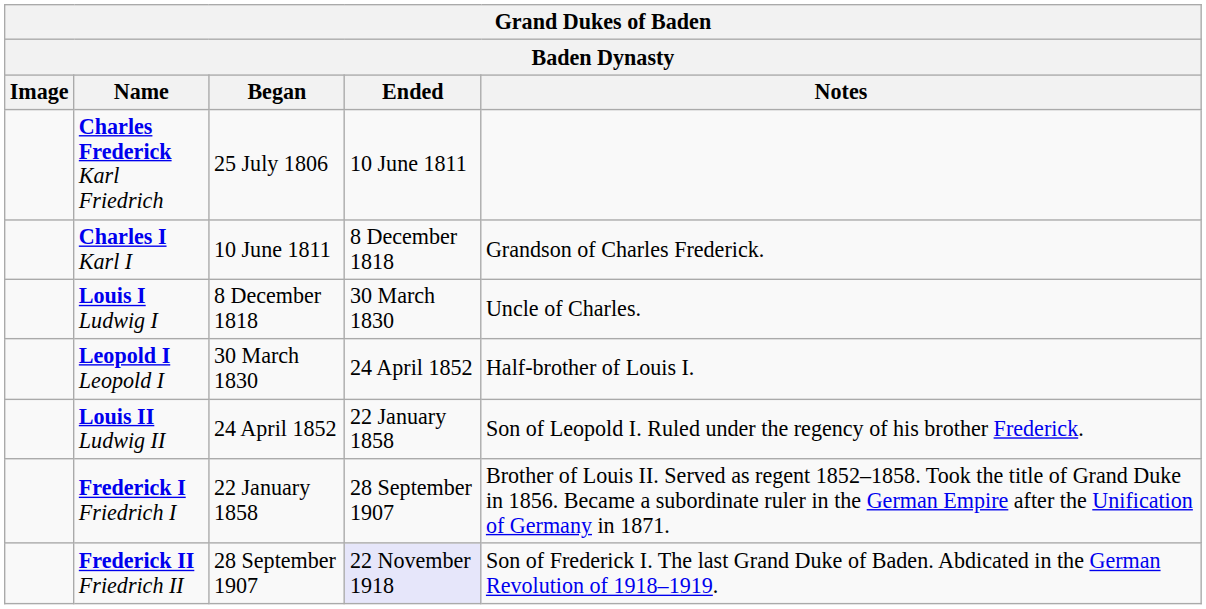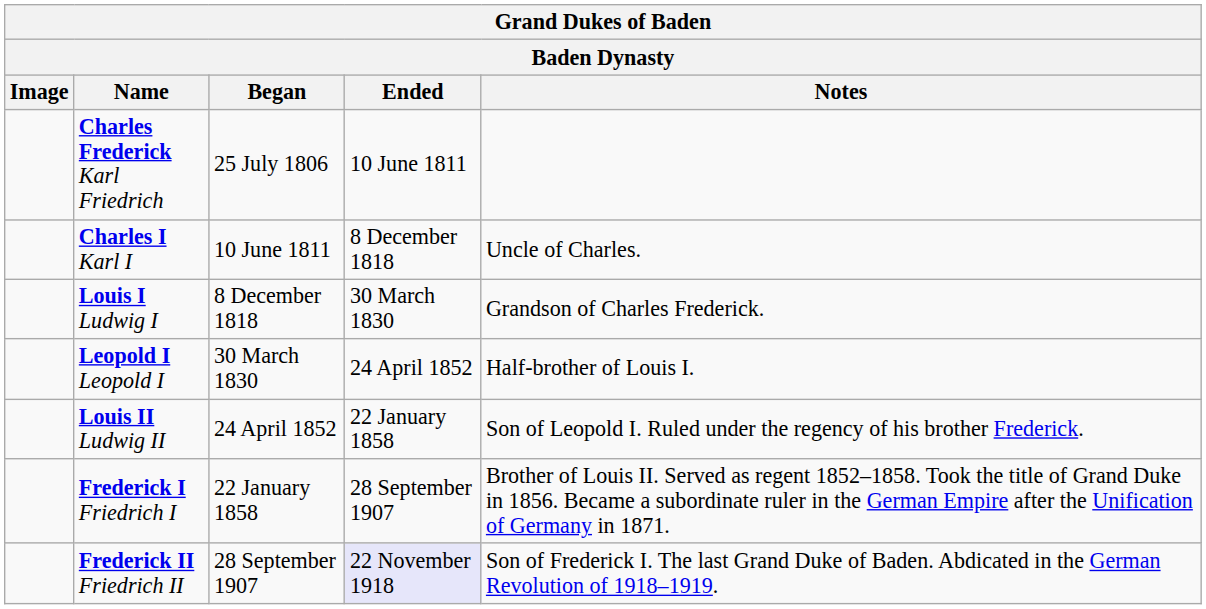(625, 249) Grandson of Charles Frederick. -> (563, 249) Uncle of Charles.
(563, 308) Uncle of Charles. -> (625, 308) Grandson of Charles Frederick.
